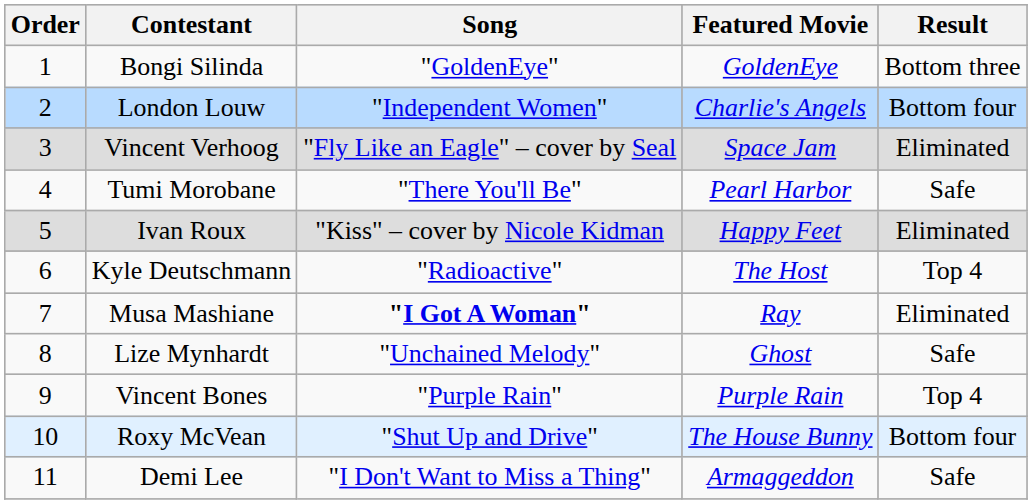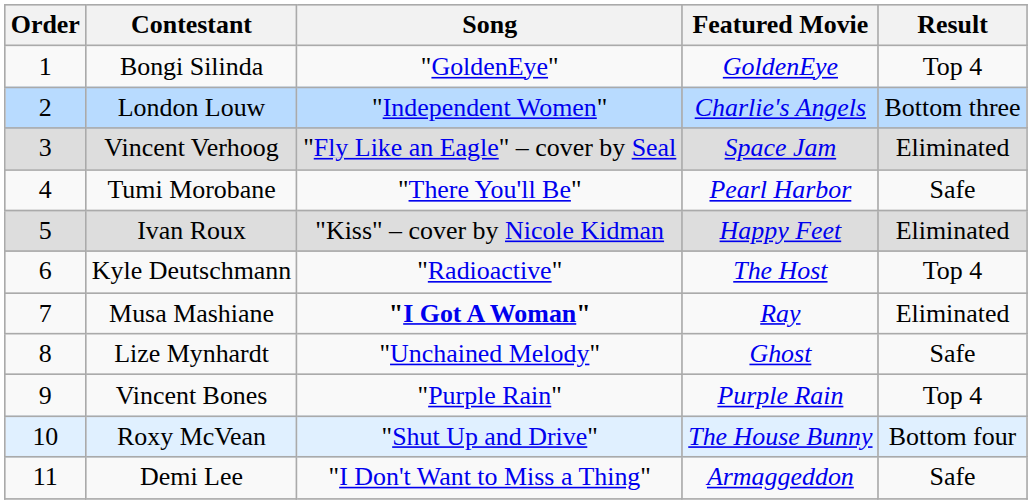(953, 66) Bottom three -> (953, 66) Top 4
(953, 107) Bottom four -> (953, 107) Bottom three
